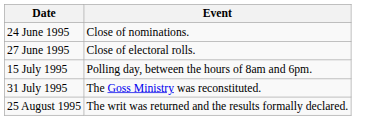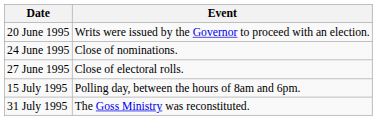+ row: (38, 32)
- row: (44, 106)
